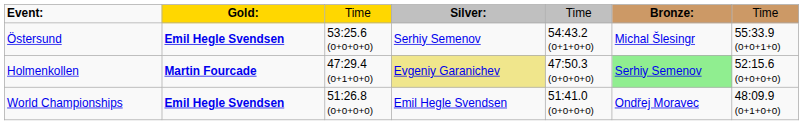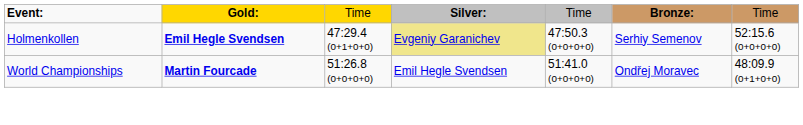- row: (34, 39)
(211, 71) Martin Fourcade -> (224, 39) Emil Hegle Svendsen
(658, 71) lightgreen background -> (658, 39) no background
(224, 103) Emil Hegle Svendsen -> (211, 71) Martin Fourcade
